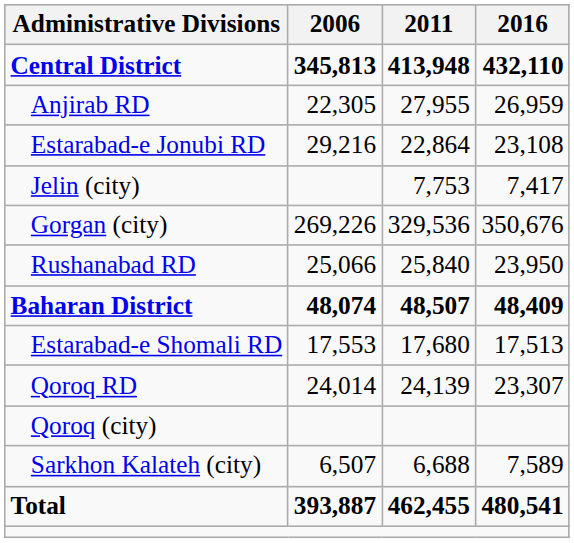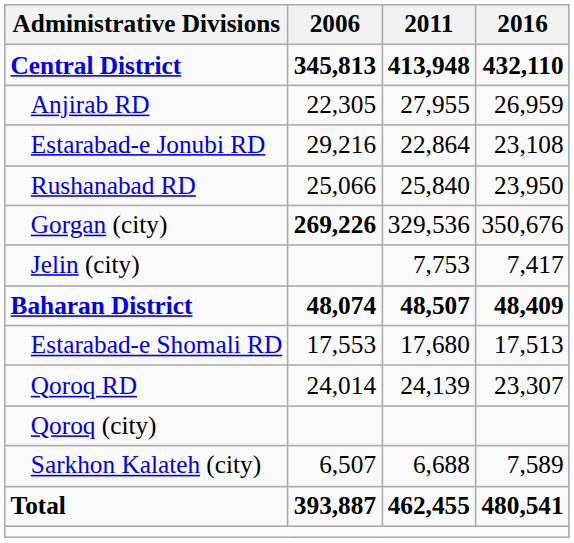rows swapped: (113, 265) <-> (85, 184)
(335, 225) normal -> (335, 225) bold
